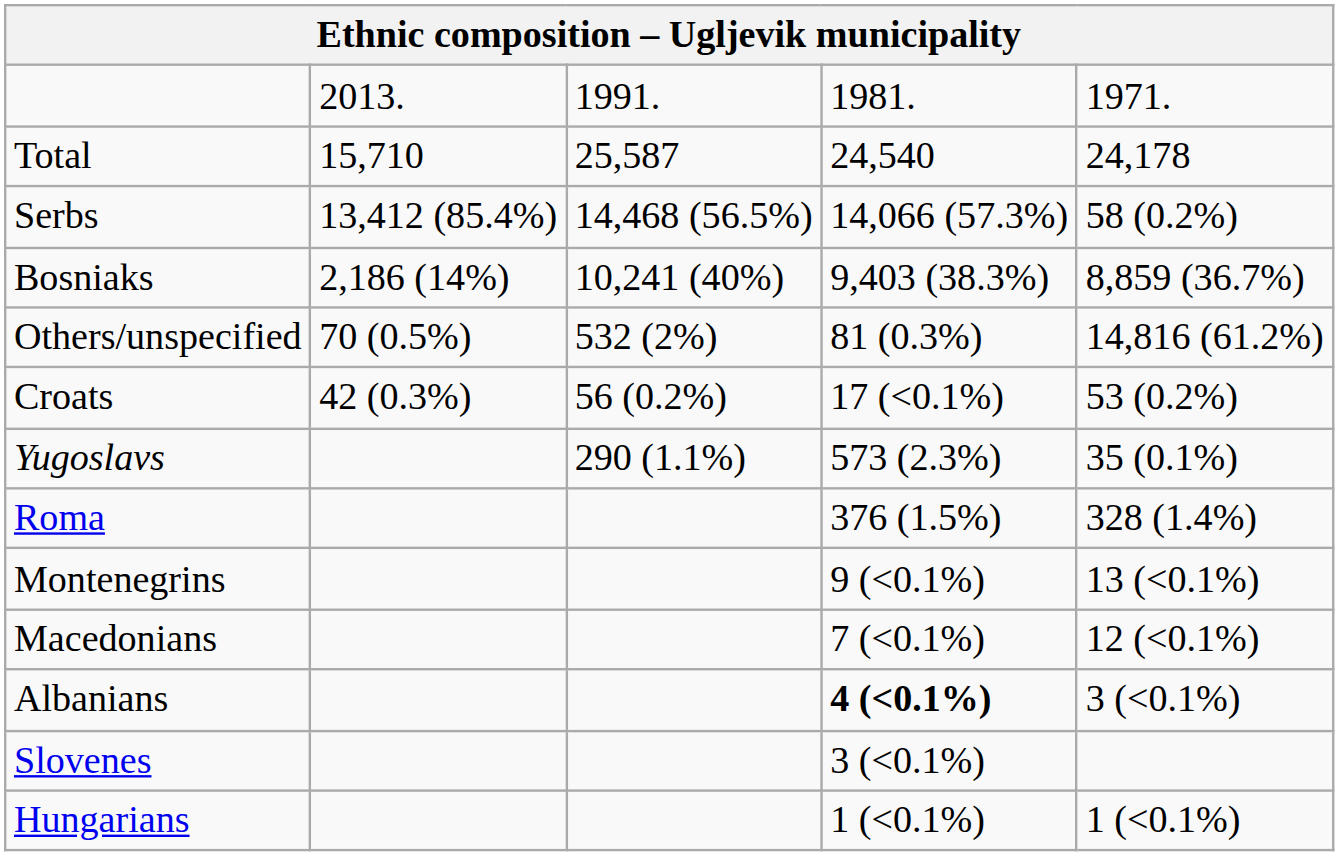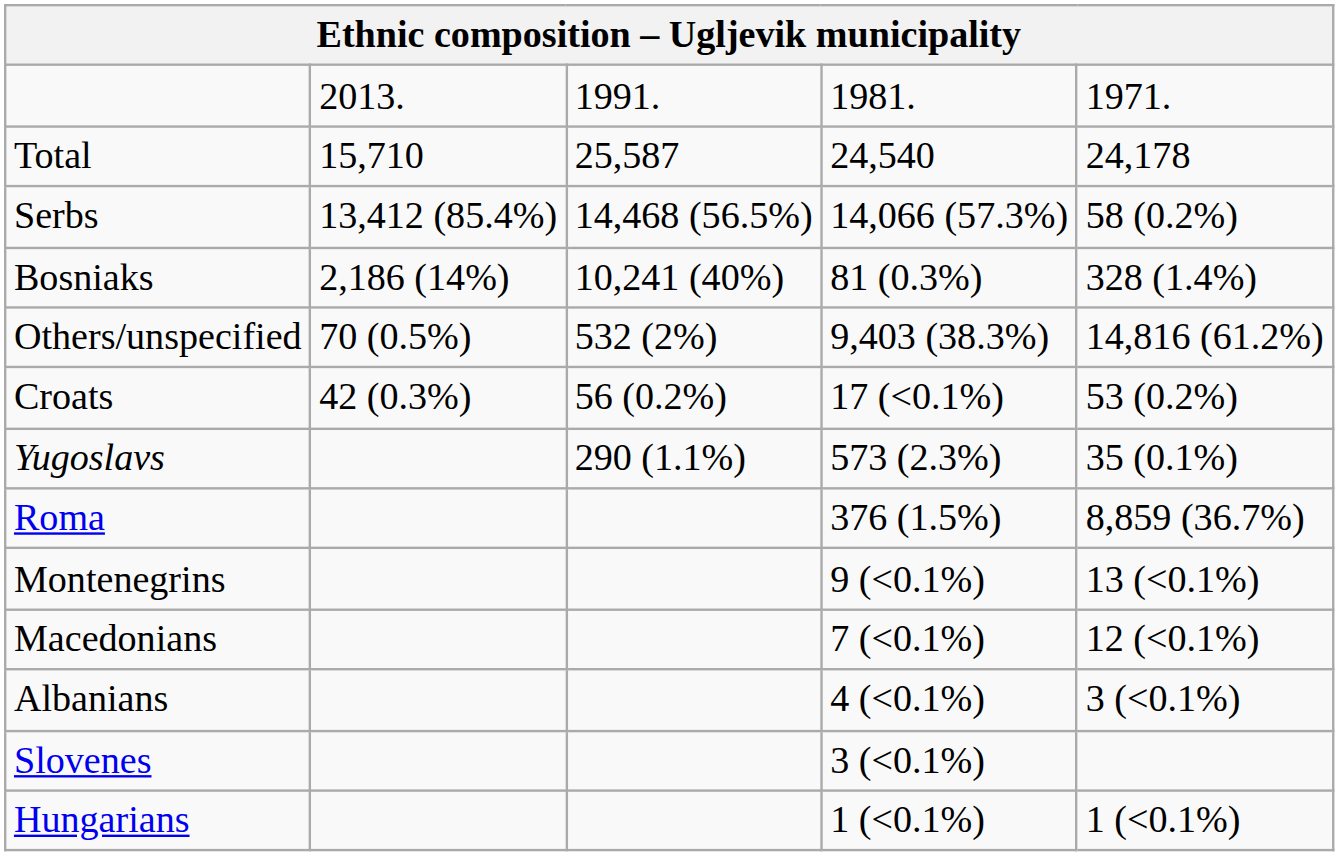(940, 276) 9,403 (38.3%) -> (906, 276) 81 (0.3%)
(1195, 276) 8,859 (36.7%) -> (1171, 276) 328 (1.4%)
(906, 336) 81 (0.3%) -> (940, 336) 9,403 (38.3%)
(1171, 517) 328 (1.4%) -> (1195, 517) 8,859 (36.7%)
(911, 699) bold -> (908, 699) normal
